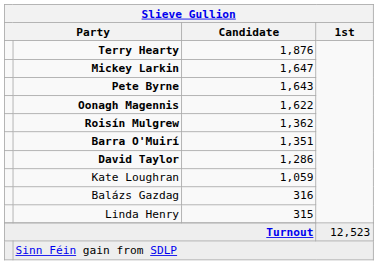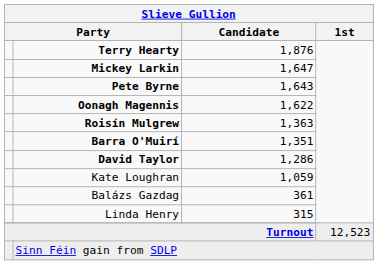(297, 123) 1,362 -> (297, 123) 1,363
(303, 196) 316 -> (303, 196) 361
